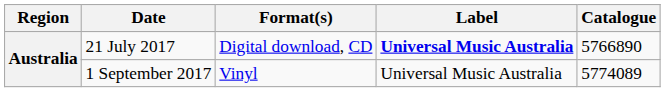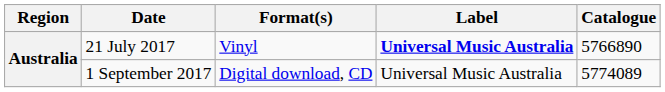(296, 45) Digital download, CD -> (238, 45) Vinyl
(238, 73) Vinyl -> (296, 73) Digital download, CD
